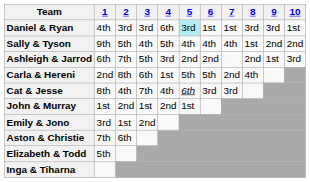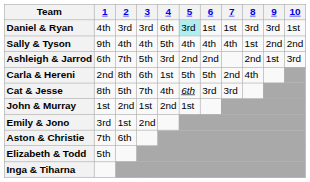(125, 43) 5th -> (125, 43) 4th
(125, 91) 4th -> (125, 91) 5th
